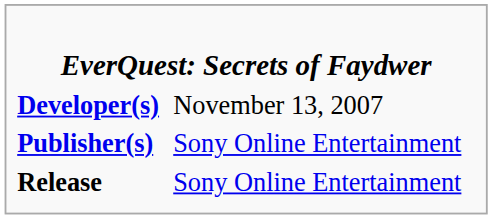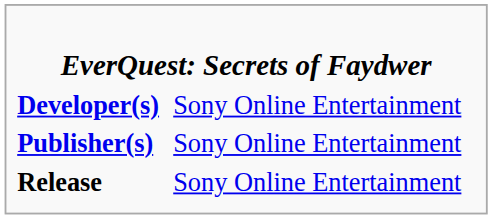(278, 104) November 13, 2007 -> (317, 104) Sony Online Entertainment
